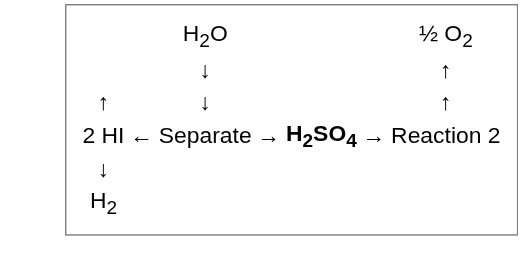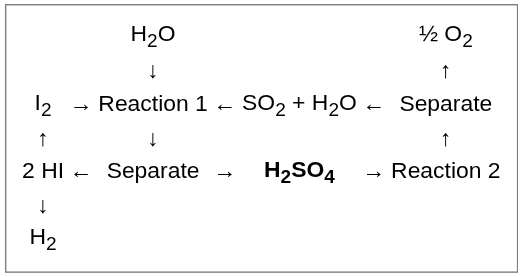+ row: (43, 104)
